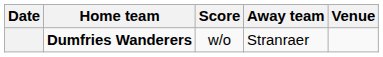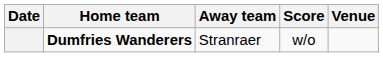columns swapped: (220, 16) <-> (286, 16)
